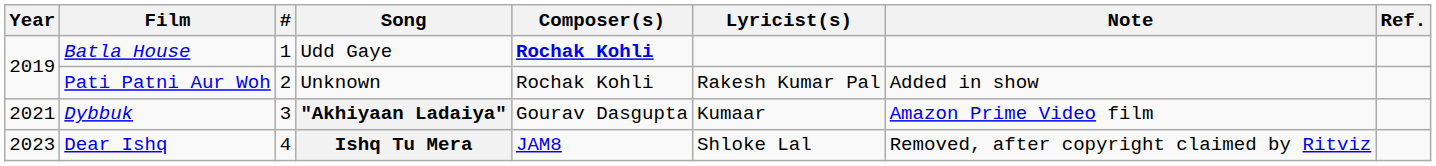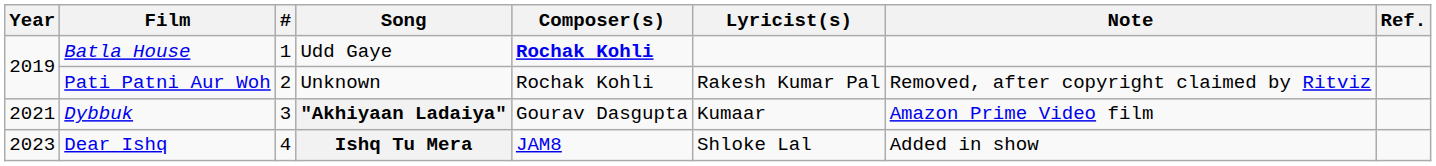(964, 83) Added in show -> (1130, 83) Removed, after copyright claimed by Ritviz
(1130, 145) Removed, after copyright claimed by Ritviz -> (964, 145) Added in show
